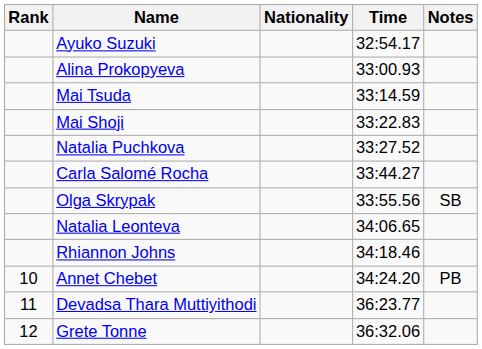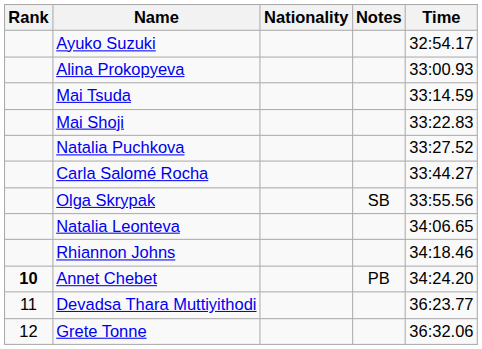columns swapped: (388, 17) <-> (451, 17)
(28, 278) normal -> (28, 278) bold
